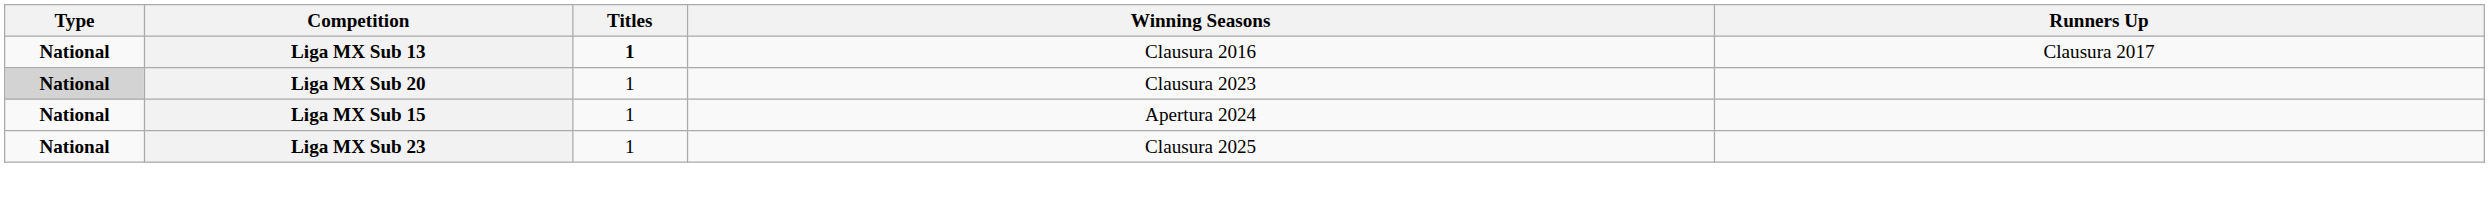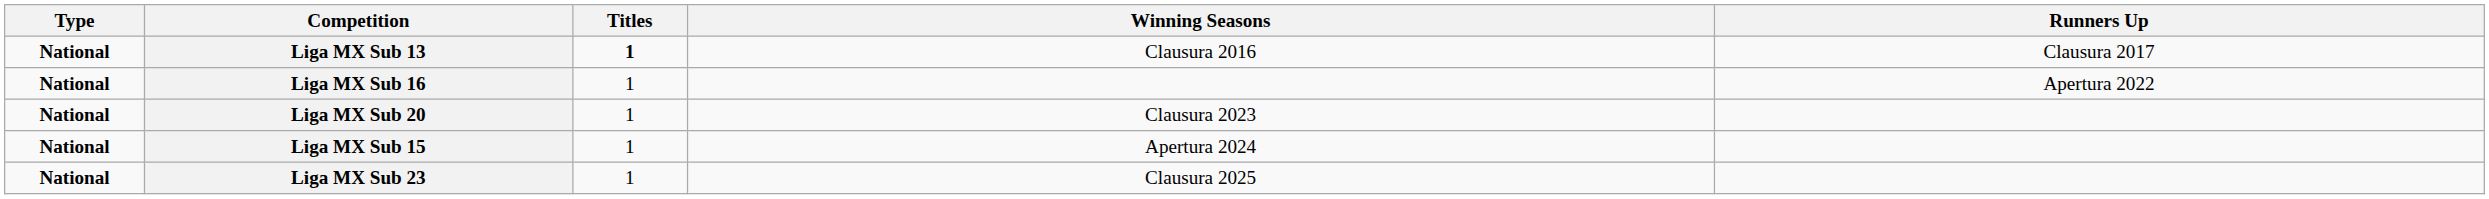+ row: (358, 83)
(75, 83) lightgrey background -> (75, 115) no background
